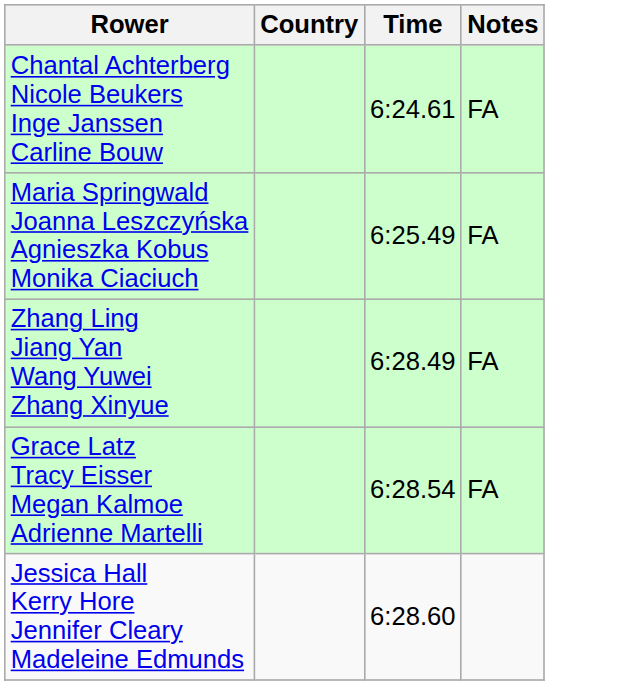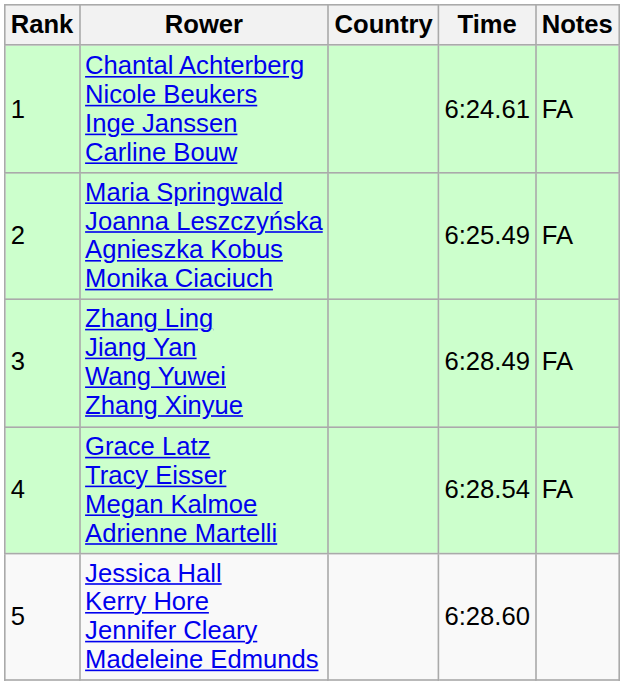+ column: (42, 24)
